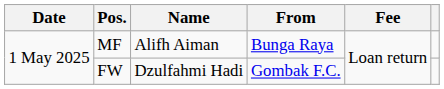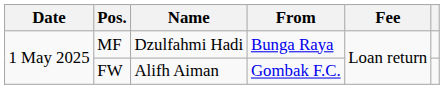(177, 44) Alifh Aiman -> (189, 44) Dzulfahmi Hadi
(189, 71) Dzulfahmi Hadi -> (177, 71) Alifh Aiman
